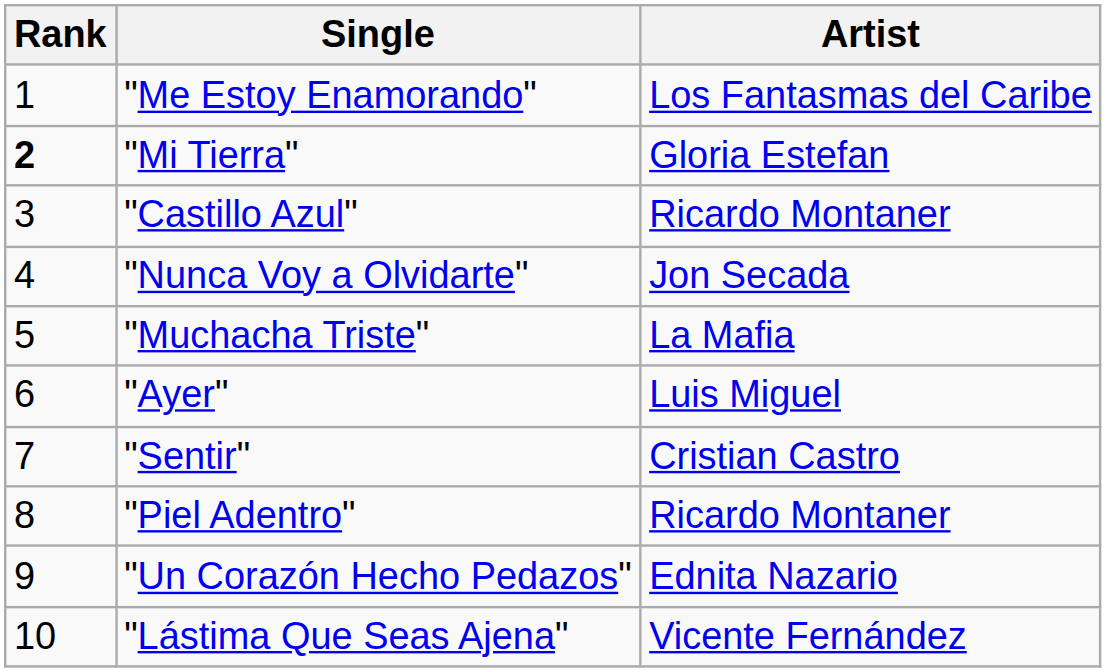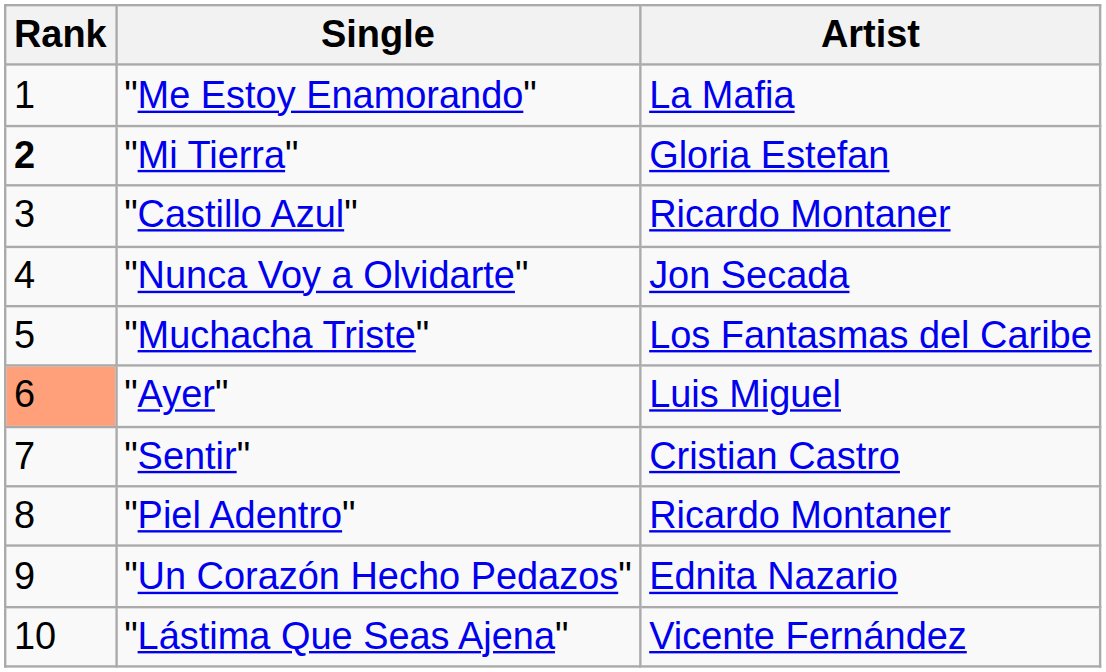(870, 94) Los Fantasmas del Caribe -> (722, 94) La Mafia
(722, 335) La Mafia -> (870, 335) Los Fantasmas del Caribe
(24, 395) no background -> (24, 395) lightsalmon background
